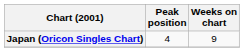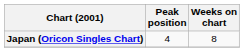(214, 39) 9 -> (214, 39) 8
